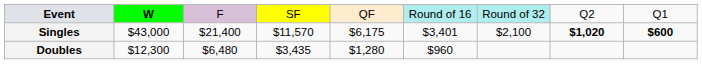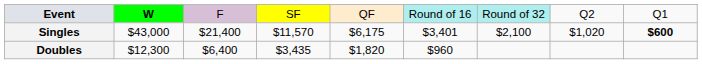(587, 32) bold -> (587, 32) normal
(220, 50) $6,480 -> (220, 50) $6,400
(367, 50) $1,280 -> (367, 50) $1,820
